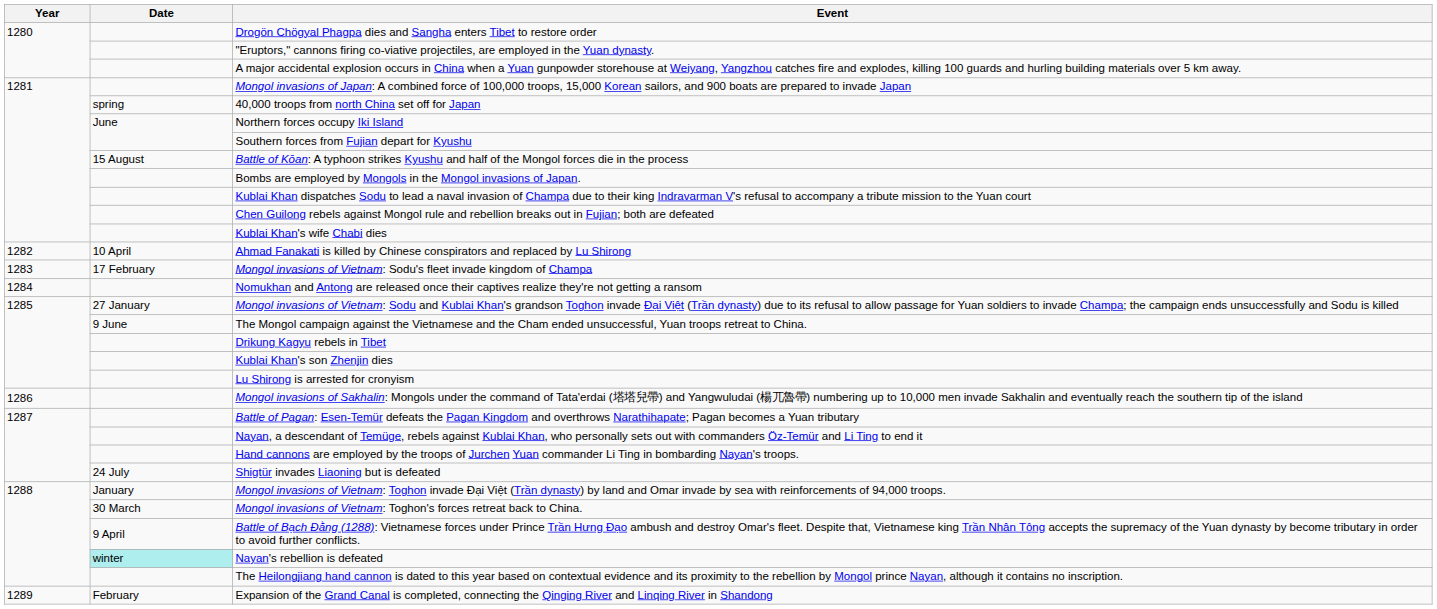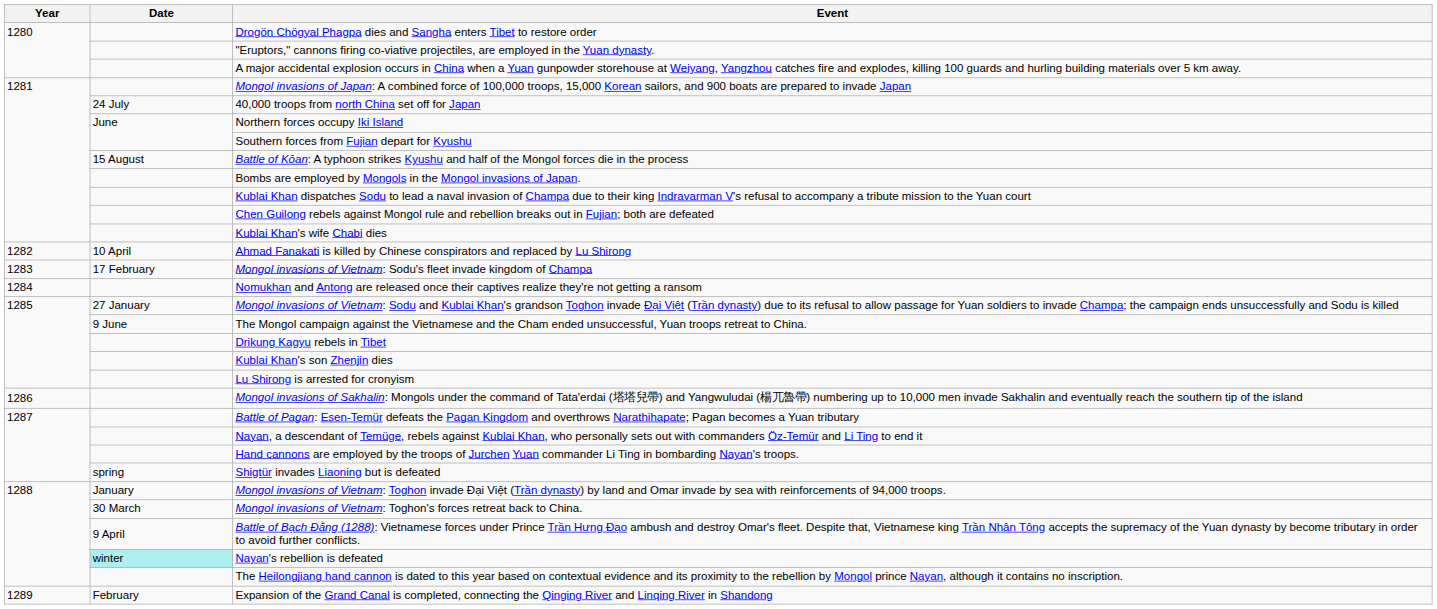(108, 104) spring -> (111, 104) 24 July
(111, 472) 24 July -> (108, 472) spring
